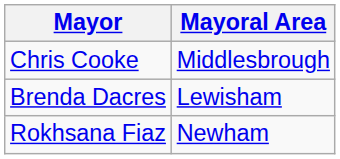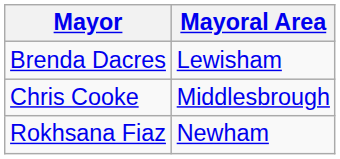rows swapped: (74, 60) <-> (88, 97)
